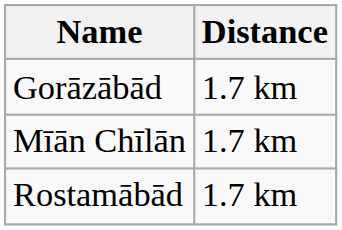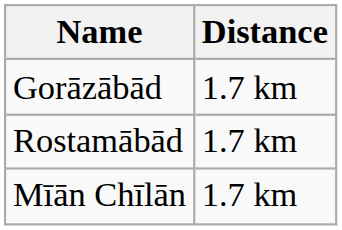rows swapped: (99, 140) <-> (98, 195)
